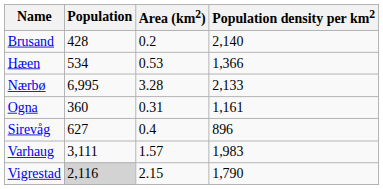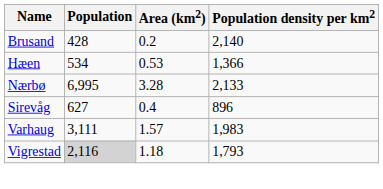- row: (23, 107)
(151, 173) 2.15 -> (151, 151) 1.18
(228, 173) 1,790 -> (228, 151) 1,793
